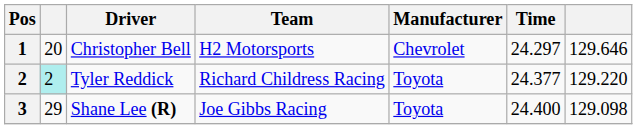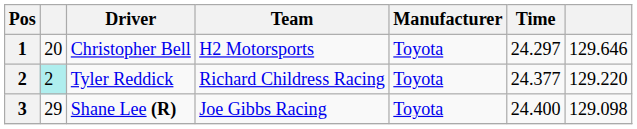(429, 49) Chevrolet -> (418, 49) Toyota
